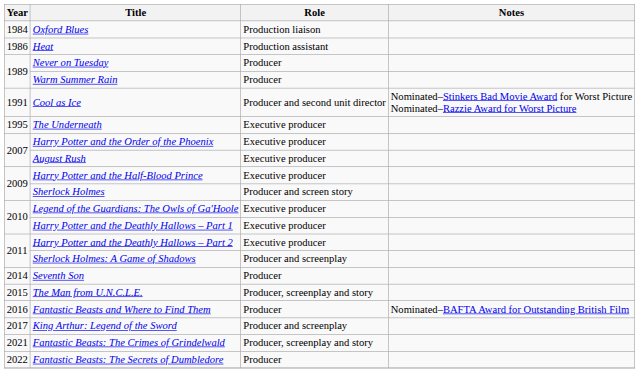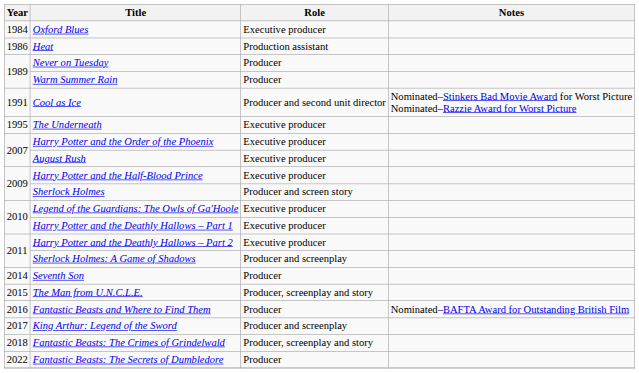(282, 29) Production liaison -> (285, 29) Executive producer
(17, 342) 2021 -> (17, 342) 2018
